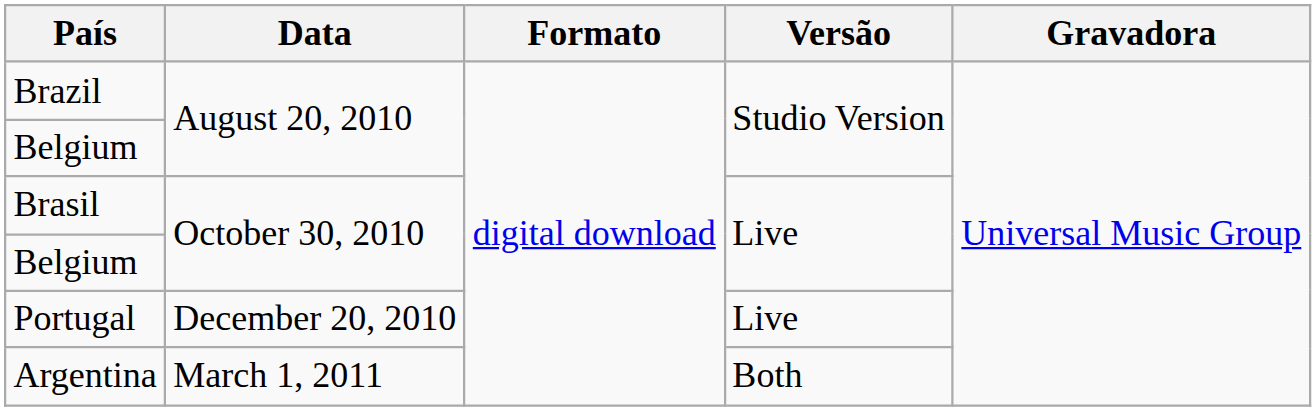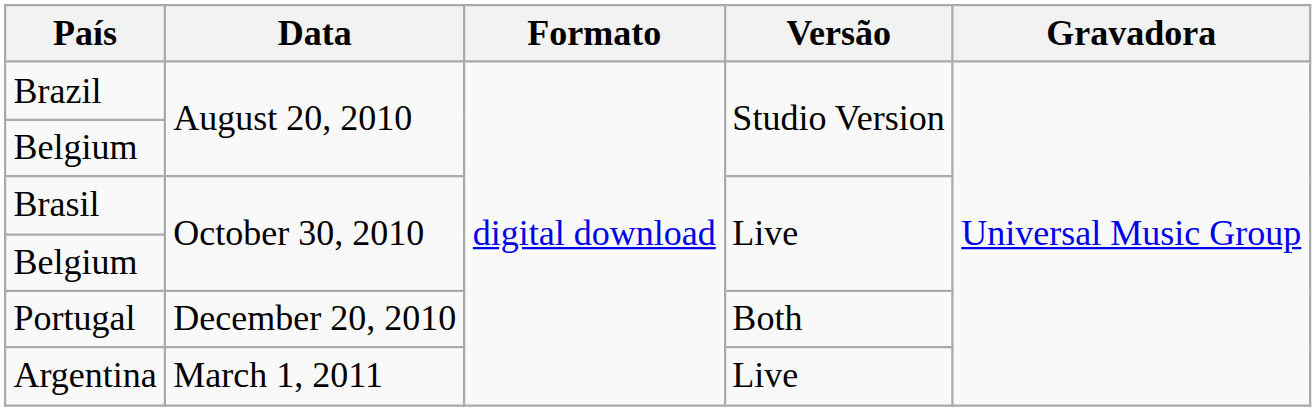(765, 318) Live -> (767, 318) Both
(767, 375) Both -> (765, 375) Live
